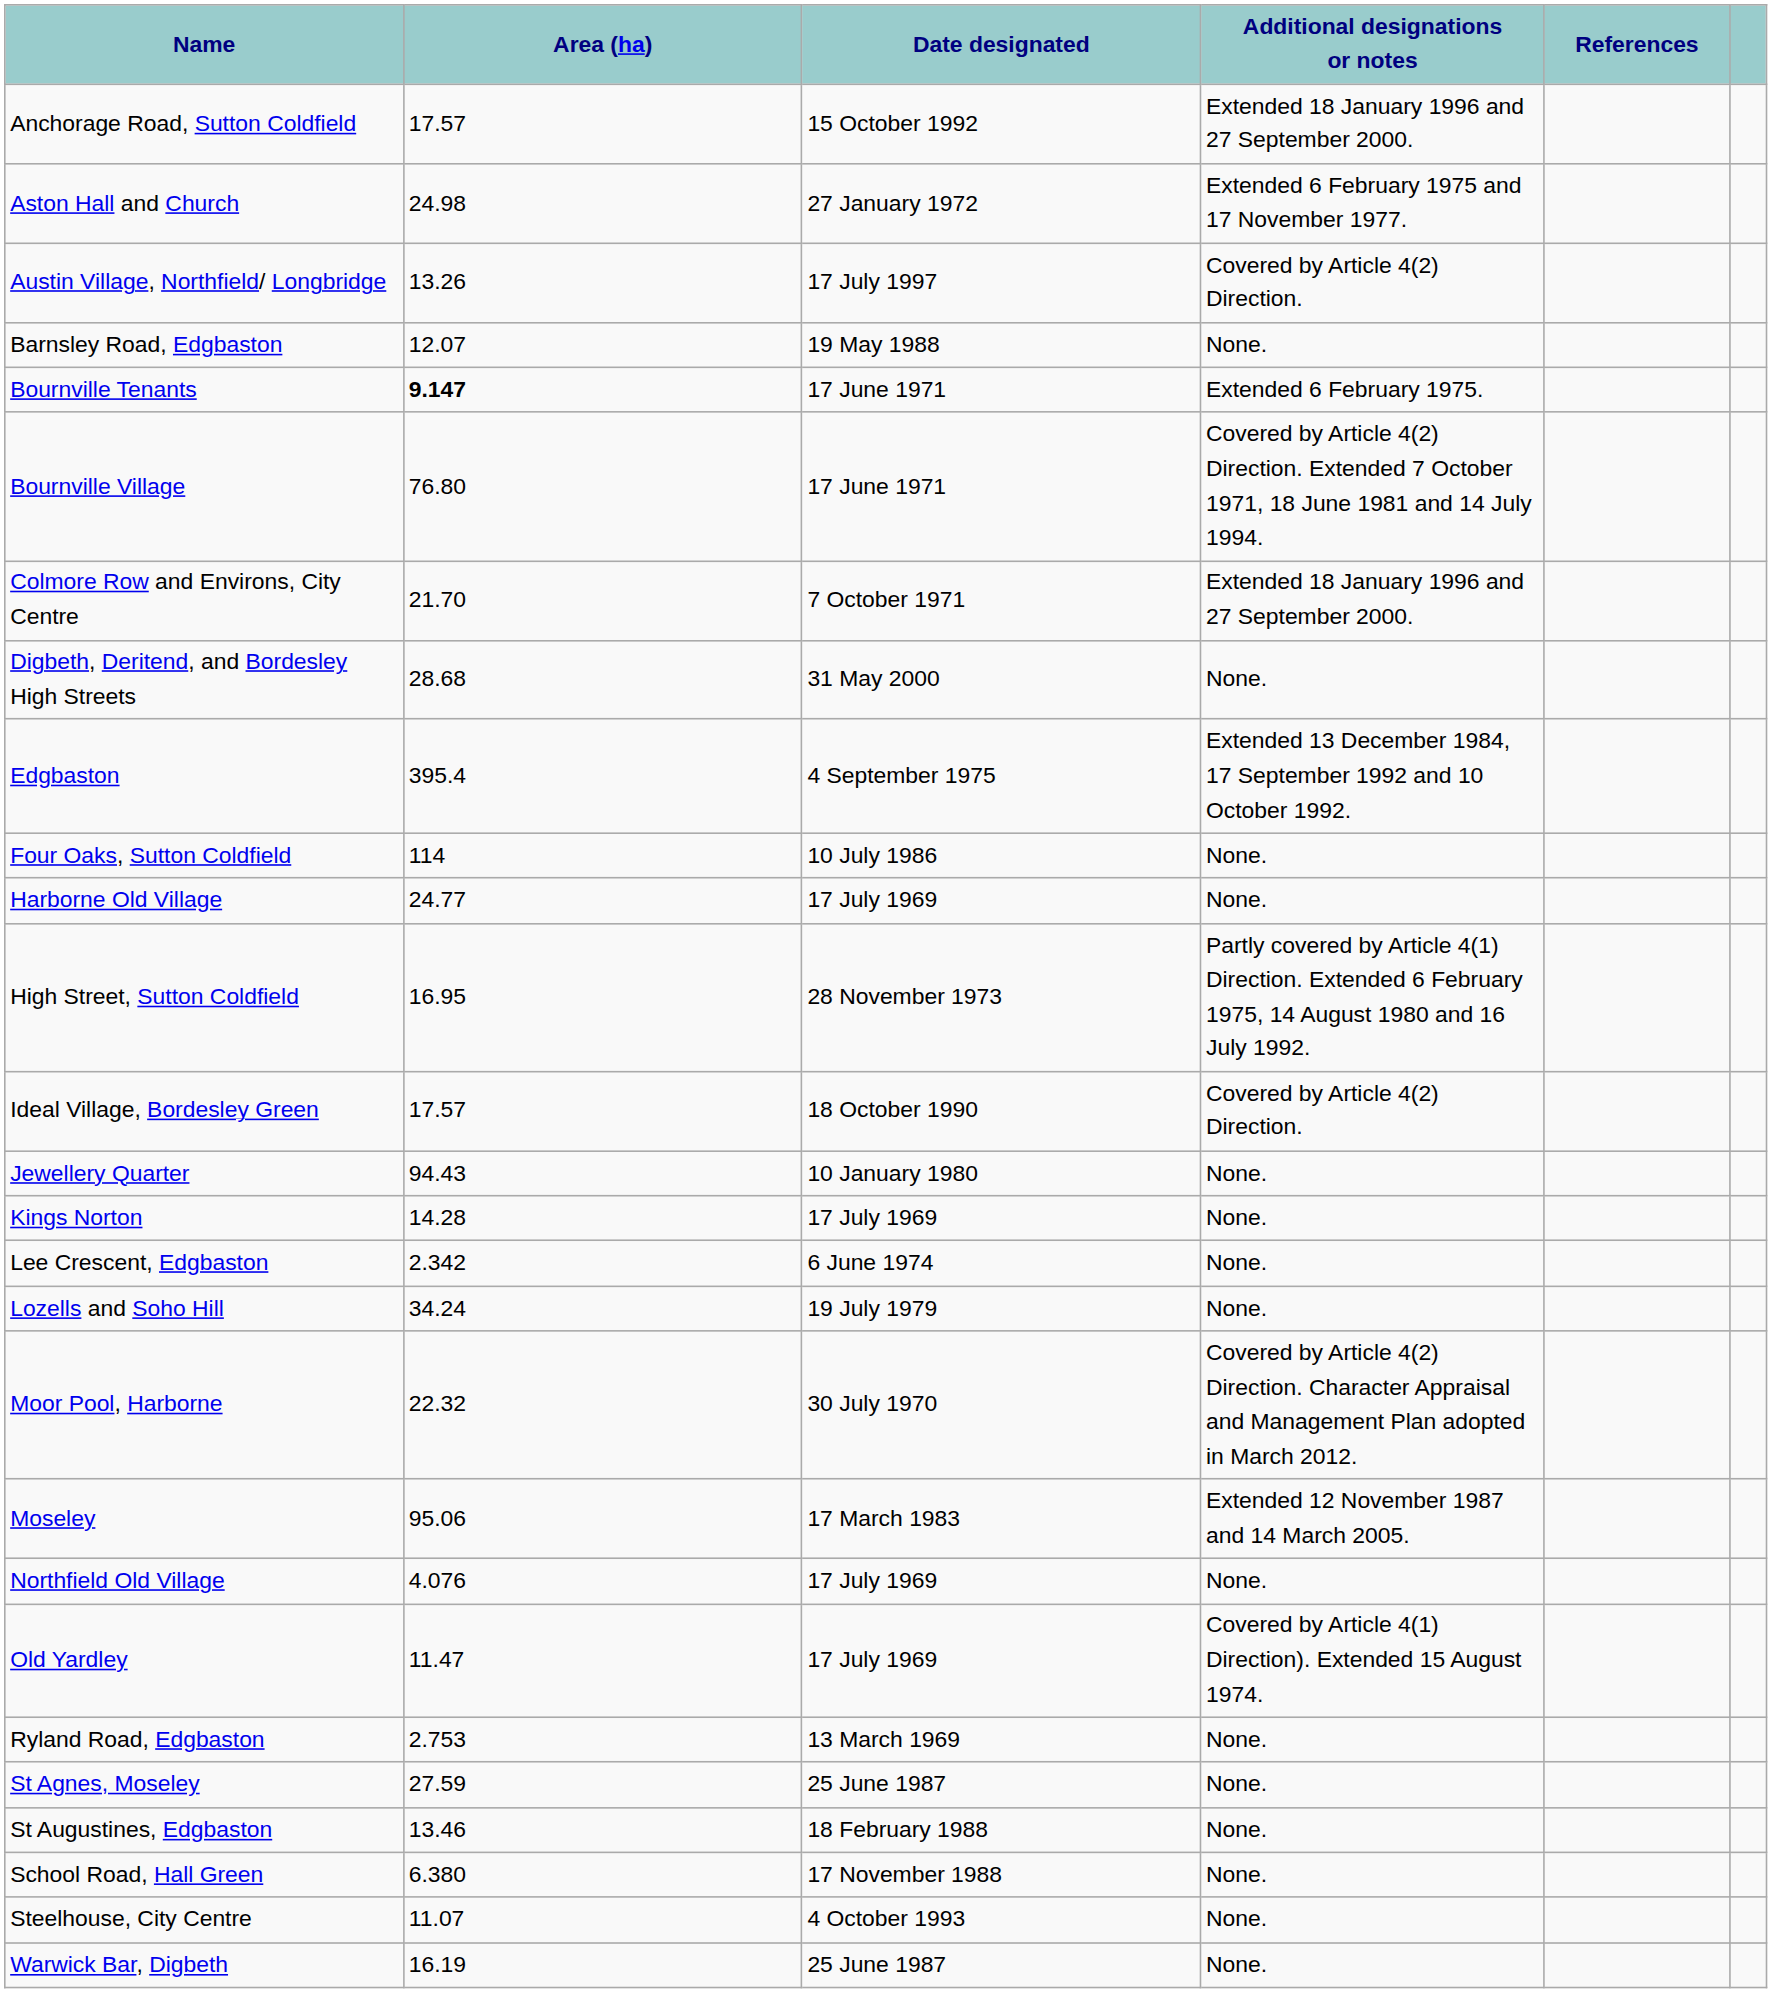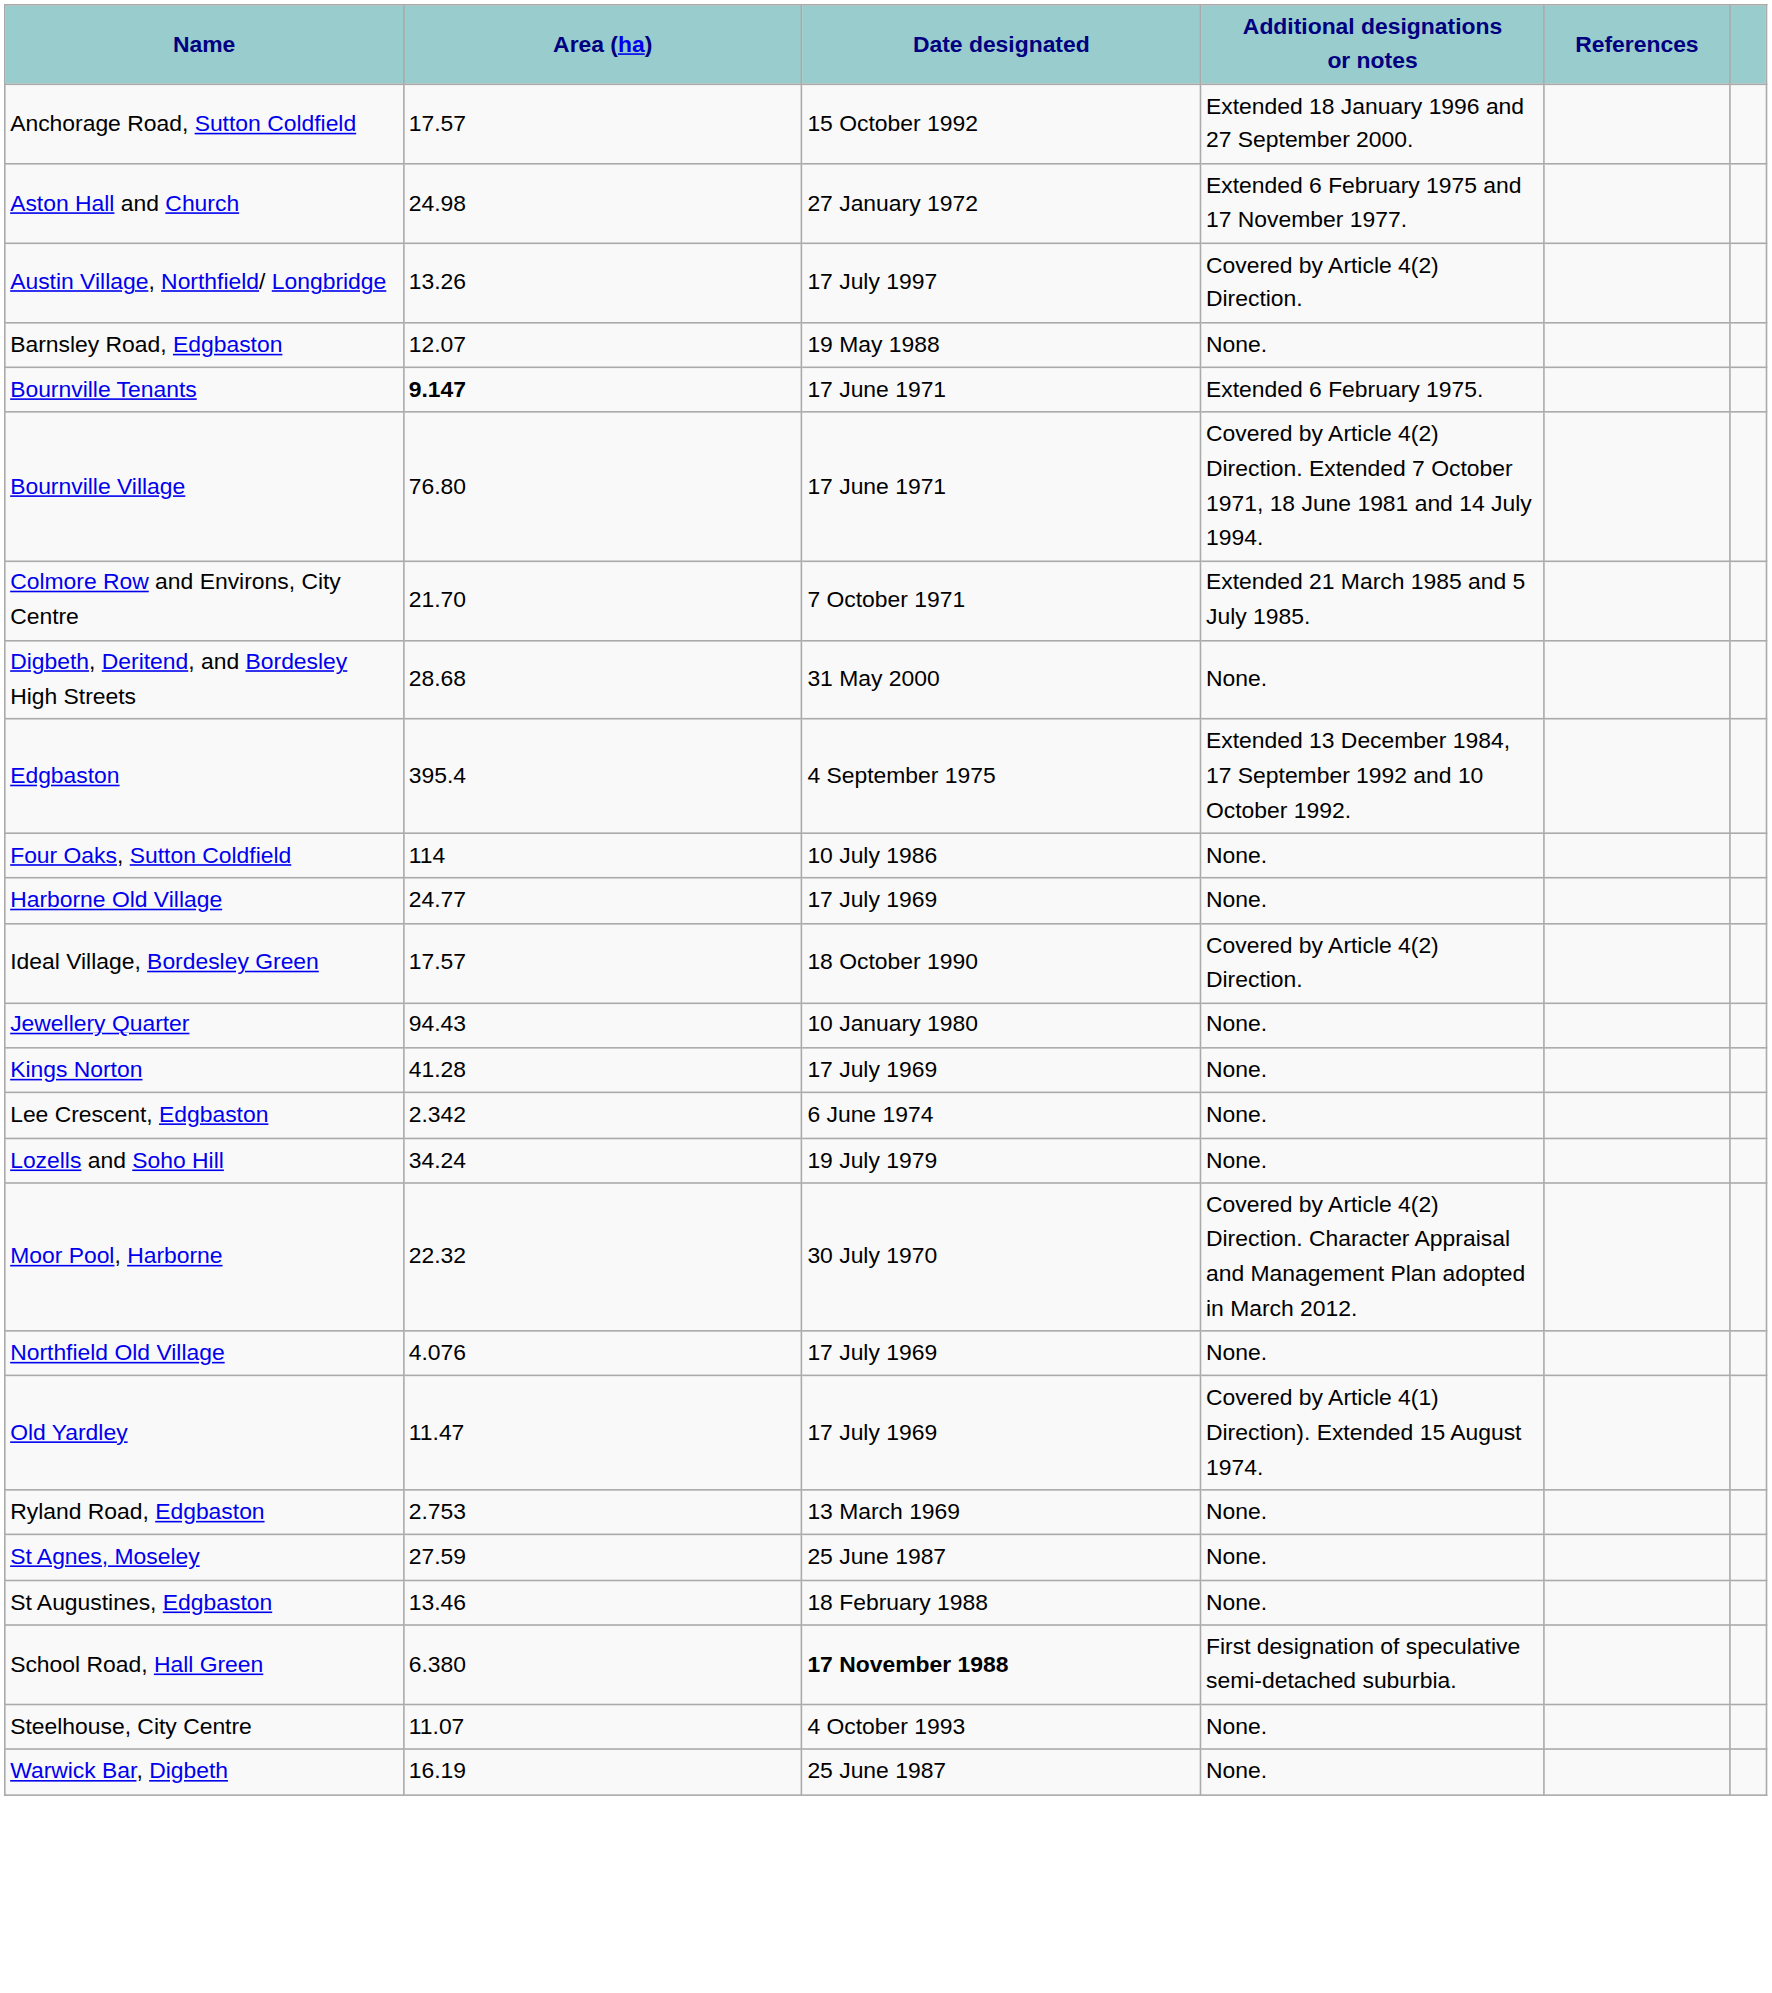(1365, 599) Extended 18 January 1996 and 27 September 2000. -> (1366, 599) Extended 21 March 1985 and 5 July 1985.
- row: (155, 996)
(437, 1217) 14.28 -> (437, 1069) 41.28
- row: (53, 1518)
(905, 1874) normal -> (908, 1664) bold
(1237, 1874) None. -> (1363, 1664) First designation of speculative semi-detached suburbia.
